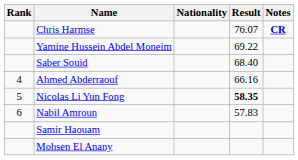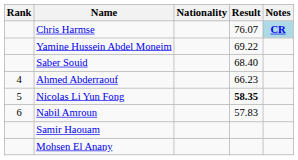(278, 29) no background -> (278, 29) lightblue background
(246, 79) 66.16 -> (246, 79) 66.23
